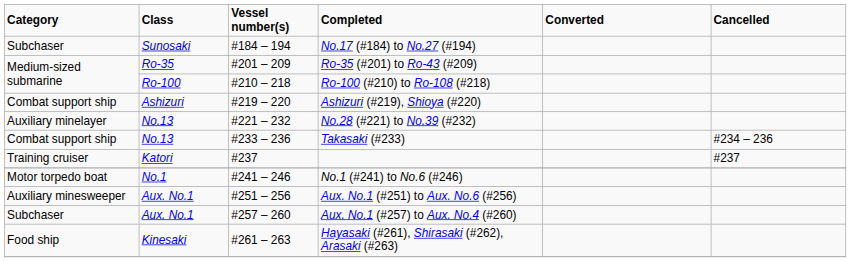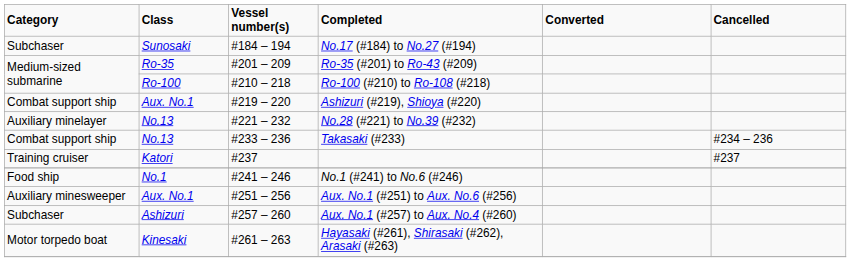(163, 102) Ashizuri -> (168, 102) Aux. No.1
(57, 177) Motor torpedo boat -> (33, 177) Food ship
(168, 214) Aux. No.1 -> (163, 214) Ashizuri
(33, 240) Food ship -> (57, 240) Motor torpedo boat
